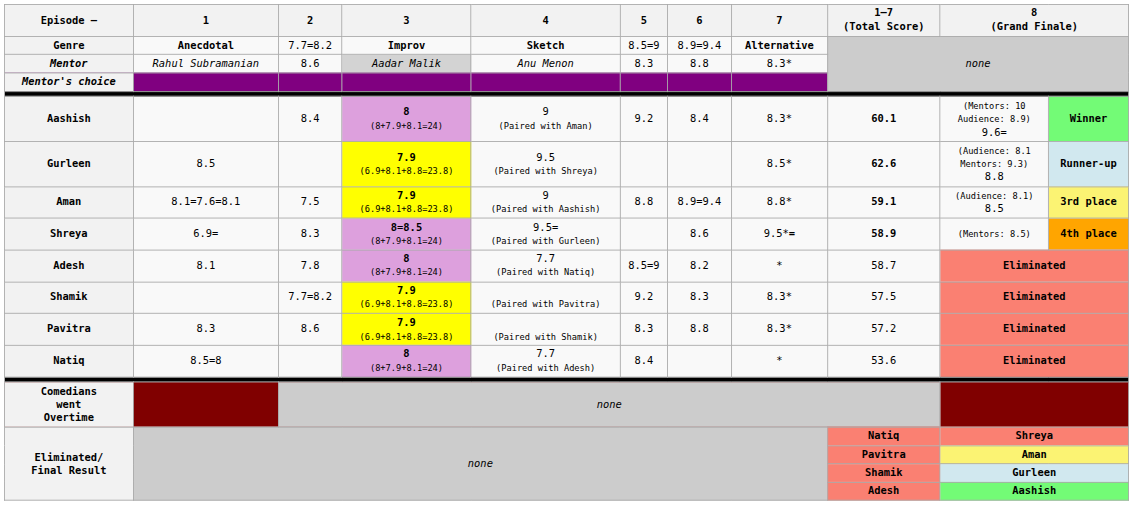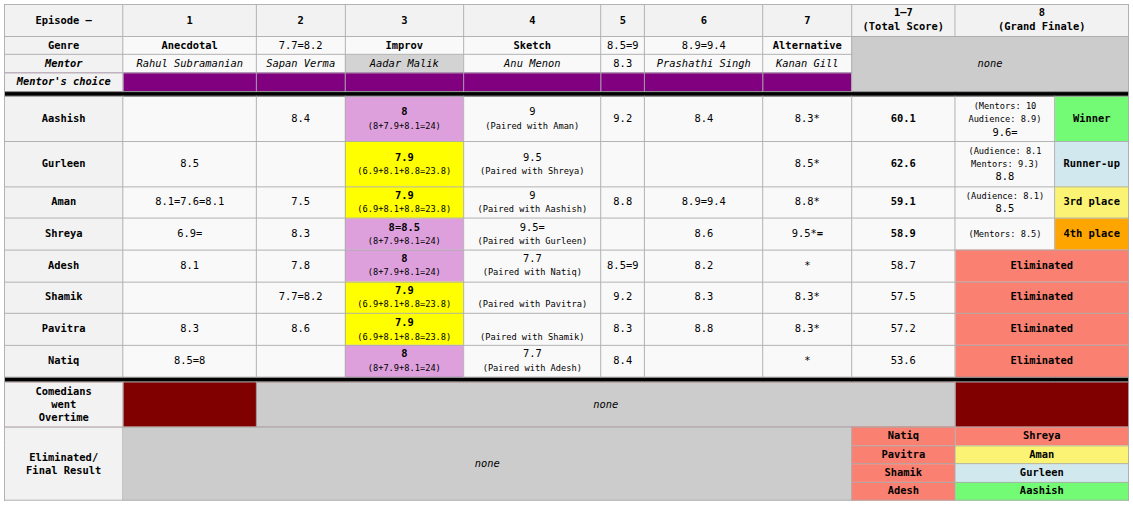(310, 63) 8.6 -> (301, 63) Sapan Verma
(699, 63) 8.8 -> (704, 63) Prashathi Singh
(779, 63) 8.3* -> (807, 63) Kanan Gill
